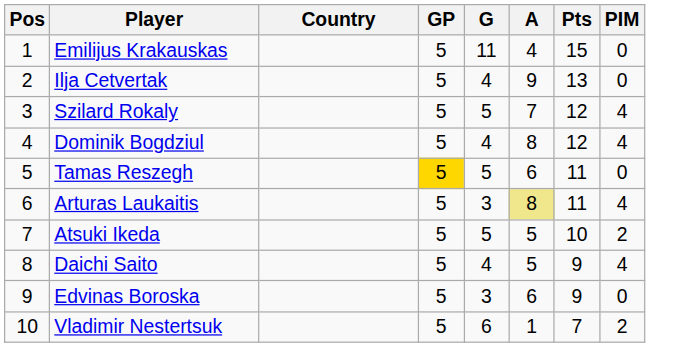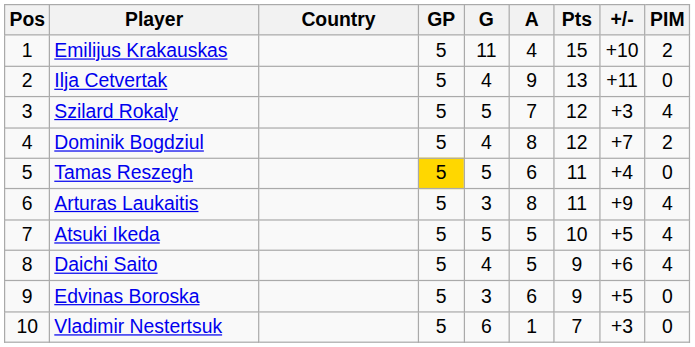+ column: (622, 19)
(622, 50) 0 -> (667, 50) 2
(622, 142) 4 -> (667, 142) 2
(532, 204) khaki background -> (532, 204) no background
(622, 234) 2 -> (667, 234) 4
(622, 326) 2 -> (667, 326) 0
